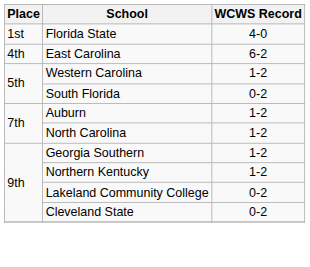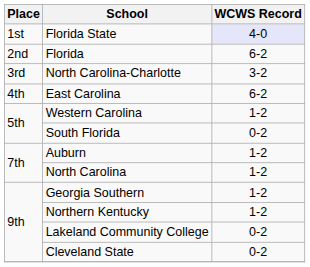(258, 34) no background -> (258, 34) lavender background
+ row: (65, 53)
+ row: (113, 73)
